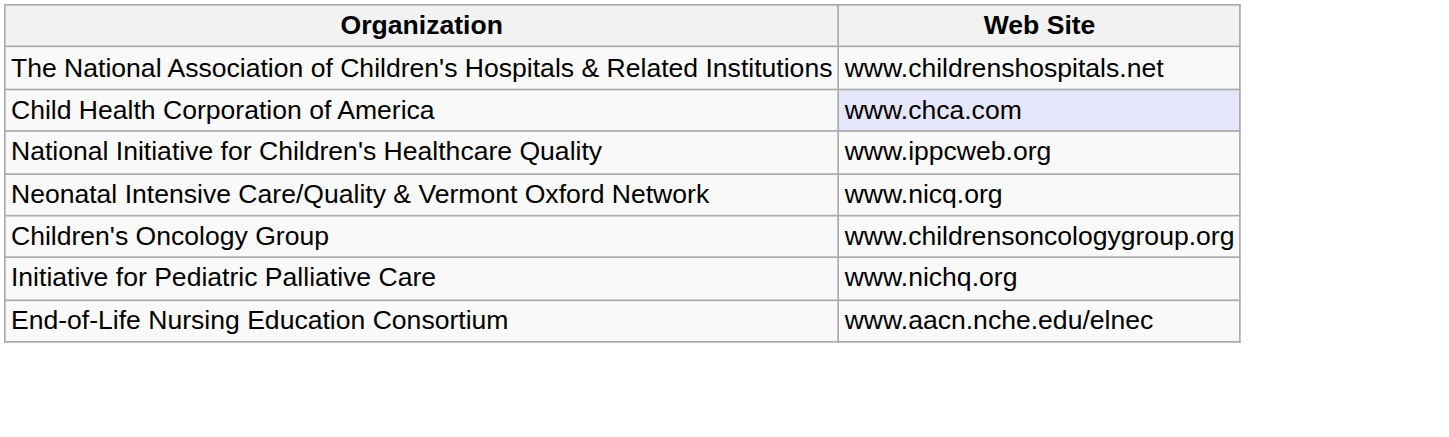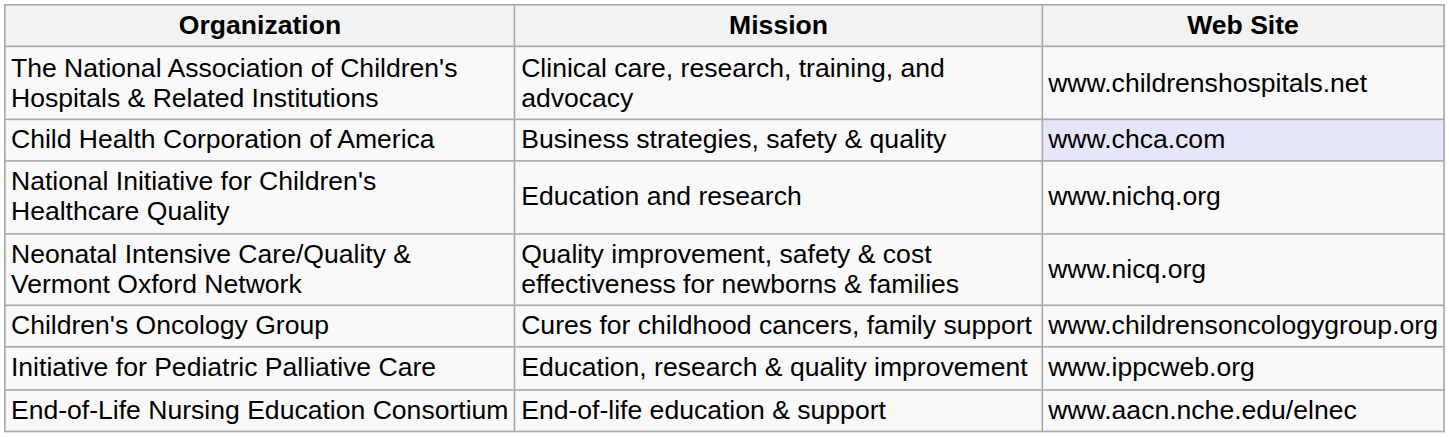+ column: (779, 25)
(948, 151) www.ippcweb.org -> (1134, 196) www.nichq.org
(931, 278) www.nichq.org -> (1151, 367) www.ippcweb.org
